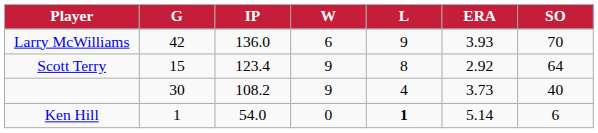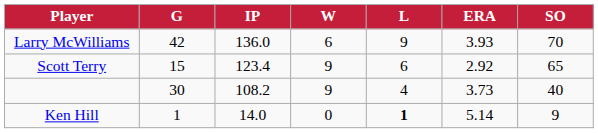(404, 66) 8 -> (404, 66) 6
(555, 66) 64 -> (555, 66) 65
(253, 115) 54.0 -> (253, 115) 14.0
(555, 115) 6 -> (555, 115) 9
